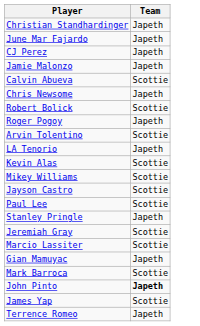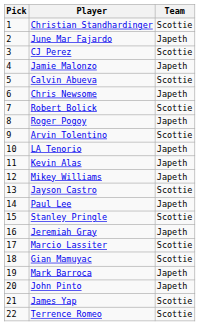+ column: (17, 11)
(148, 25) Japeth -> (175, 25) Scottie
(148, 53) Japeth -> (175, 53) Scottie
(150, 163) Scottie -> (172, 163) Japeth
(150, 176) Scottie -> (172, 176) Japeth
(150, 204) Scottie -> (172, 204) Japeth
(148, 218) Japeth -> (175, 218) Scottie
(150, 232) Scottie -> (172, 232) Japeth
(148, 259) Japeth -> (175, 259) Scottie
(150, 273) Scottie -> (172, 273) Japeth
(148, 287) bold -> (172, 287) normal
(148, 314) Japeth -> (175, 314) Scottie
